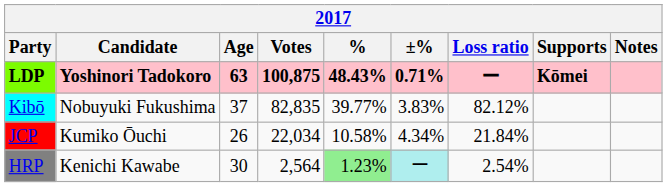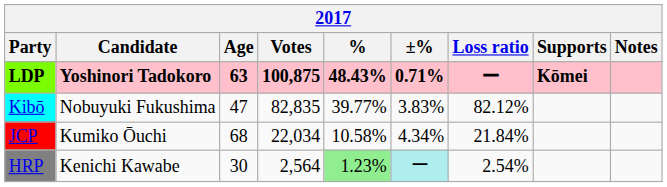(239, 107) 37 -> (239, 107) 47
(239, 135) 26 -> (239, 135) 68
